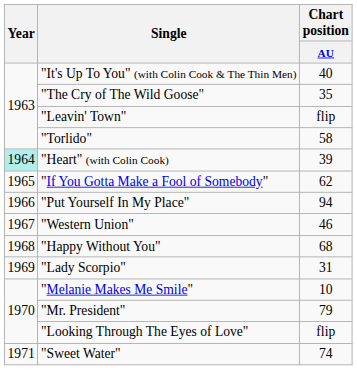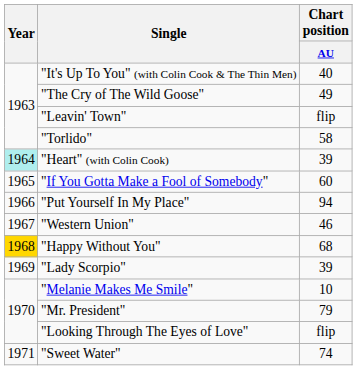(326, 95) 35 -> (326, 95) 49
(326, 181) 62 -> (326, 181) 60
(21, 246) no background -> (21, 246) gold background
(326, 267) 31 -> (326, 267) 39
